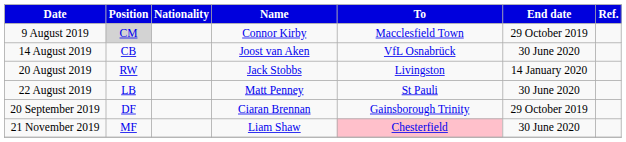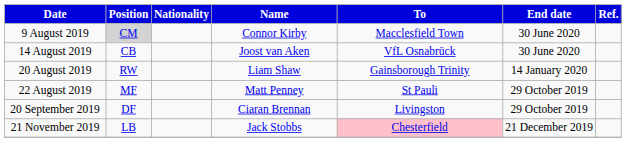(549, 33) 29 October 2019 -> (549, 33) 30 June 2020
(274, 71) Jack Stobbs -> (274, 71) Liam Shaw
(420, 71) Livingston -> (420, 71) Gainsborough Trinity
(128, 90) LB -> (128, 90) MF
(549, 90) 30 June 2020 -> (549, 90) 29 October 2019
(420, 109) Gainsborough Trinity -> (420, 109) Livingston
(128, 128) MF -> (128, 128) LB
(274, 128) Liam Shaw -> (274, 128) Jack Stobbs
(549, 128) 30 June 2020 -> (549, 128) 21 December 2019
